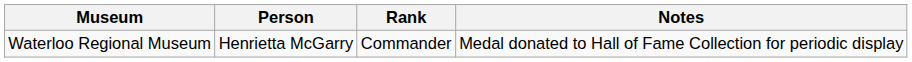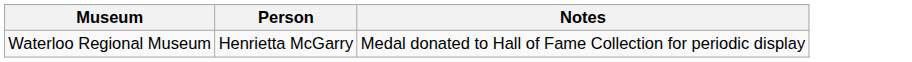- column: (406, 17)
